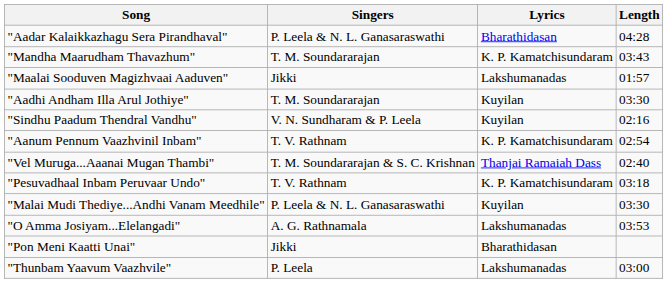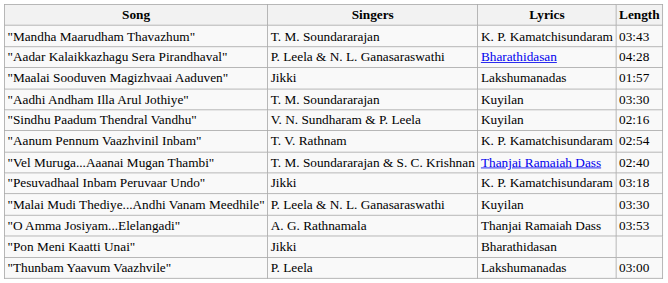rows swapped: (101, 57) <-> (117, 36)
(309, 183) T. V. Rathnam -> (284, 183) Jikki
(524, 225) Lakshumanadas -> (541, 225) Thanjai Ramaiah Dass
